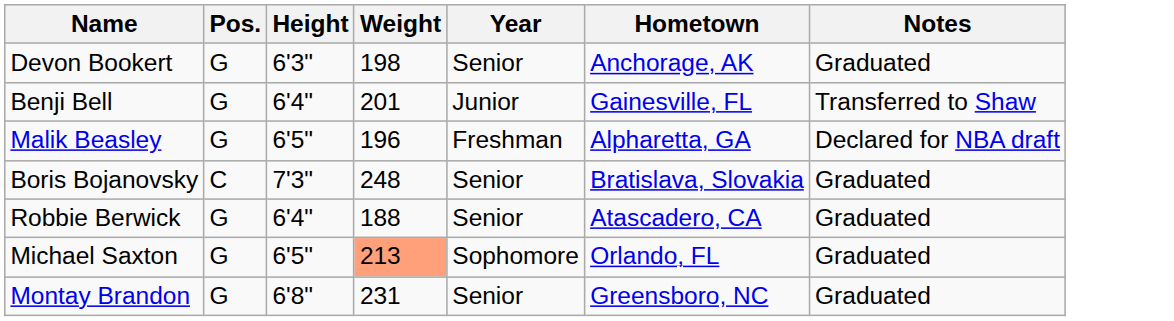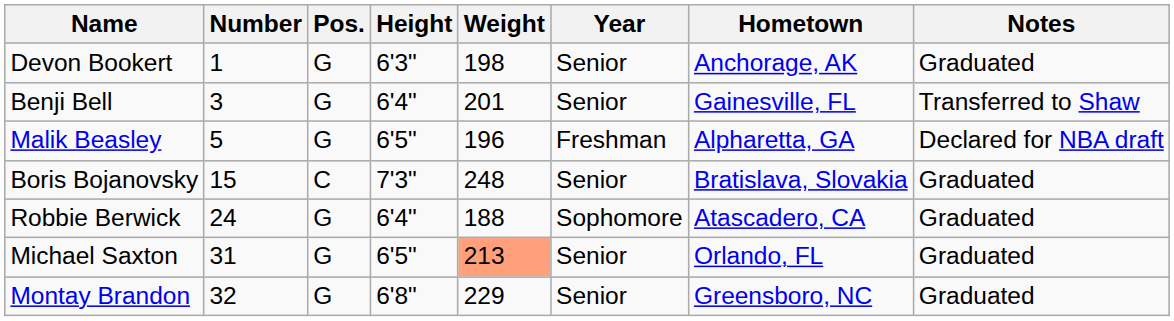+ column: (256, 23)
(486, 101) Junior -> (591, 101) Senior
(488, 218) Senior -> (619, 218) Sophomore
(516, 256) Sophomore -> (591, 256) Senior
(380, 295) 231 -> (484, 295) 229
